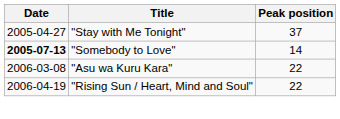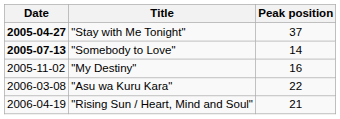(36, 31) normal -> (36, 31) bold
+ row: (104, 68)
(296, 86) 22 -> (296, 104) 21
